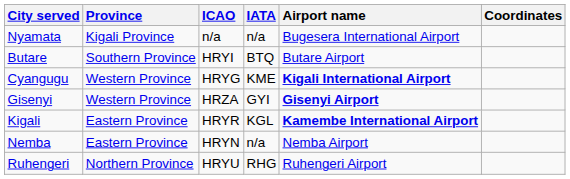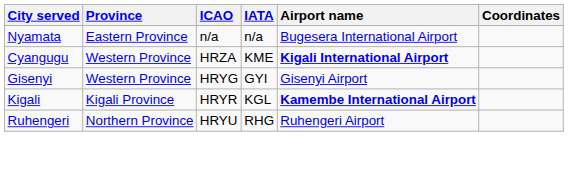(130, 36) Kigali Province -> (137, 36) Eastern Province
- row: (27, 58)
(221, 79) HRYG -> (218, 58) HRZA
(220, 100) HRZA -> (219, 79) HRYG
(331, 100) bold -> (324, 79) normal
(137, 121) Eastern Province -> (130, 100) Kigali Province
- row: (29, 142)
